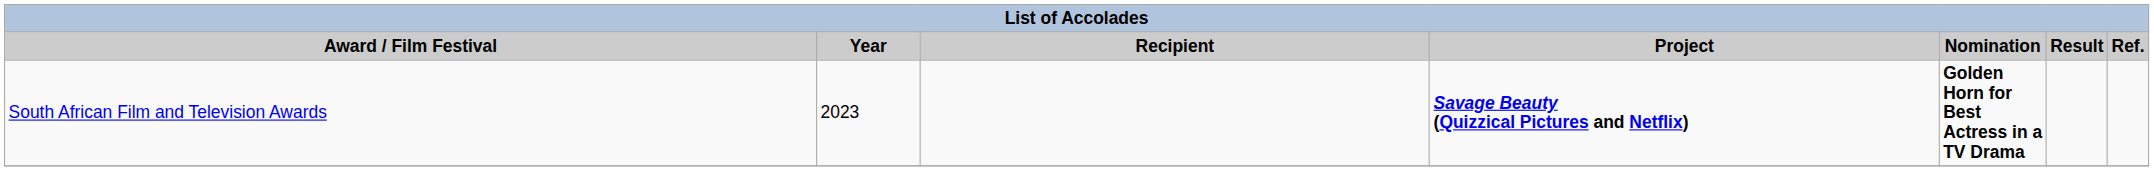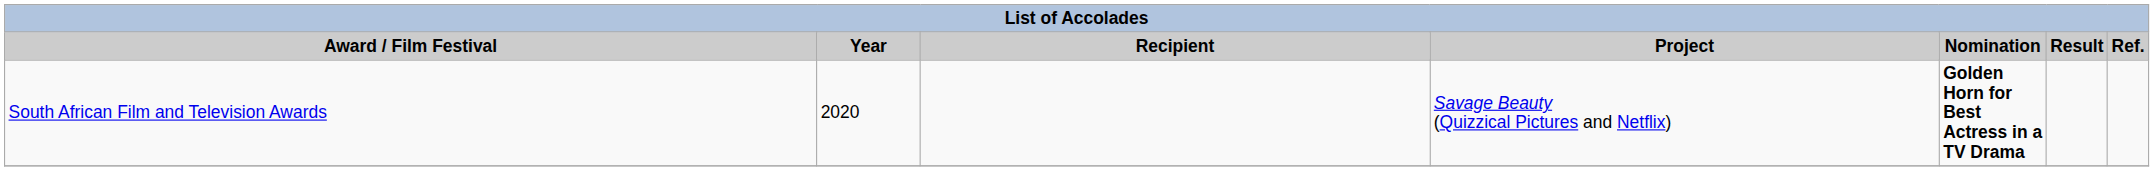(840, 112) 2023 -> (840, 112) 2020
(1561, 112) bold -> (1553, 112) normal
